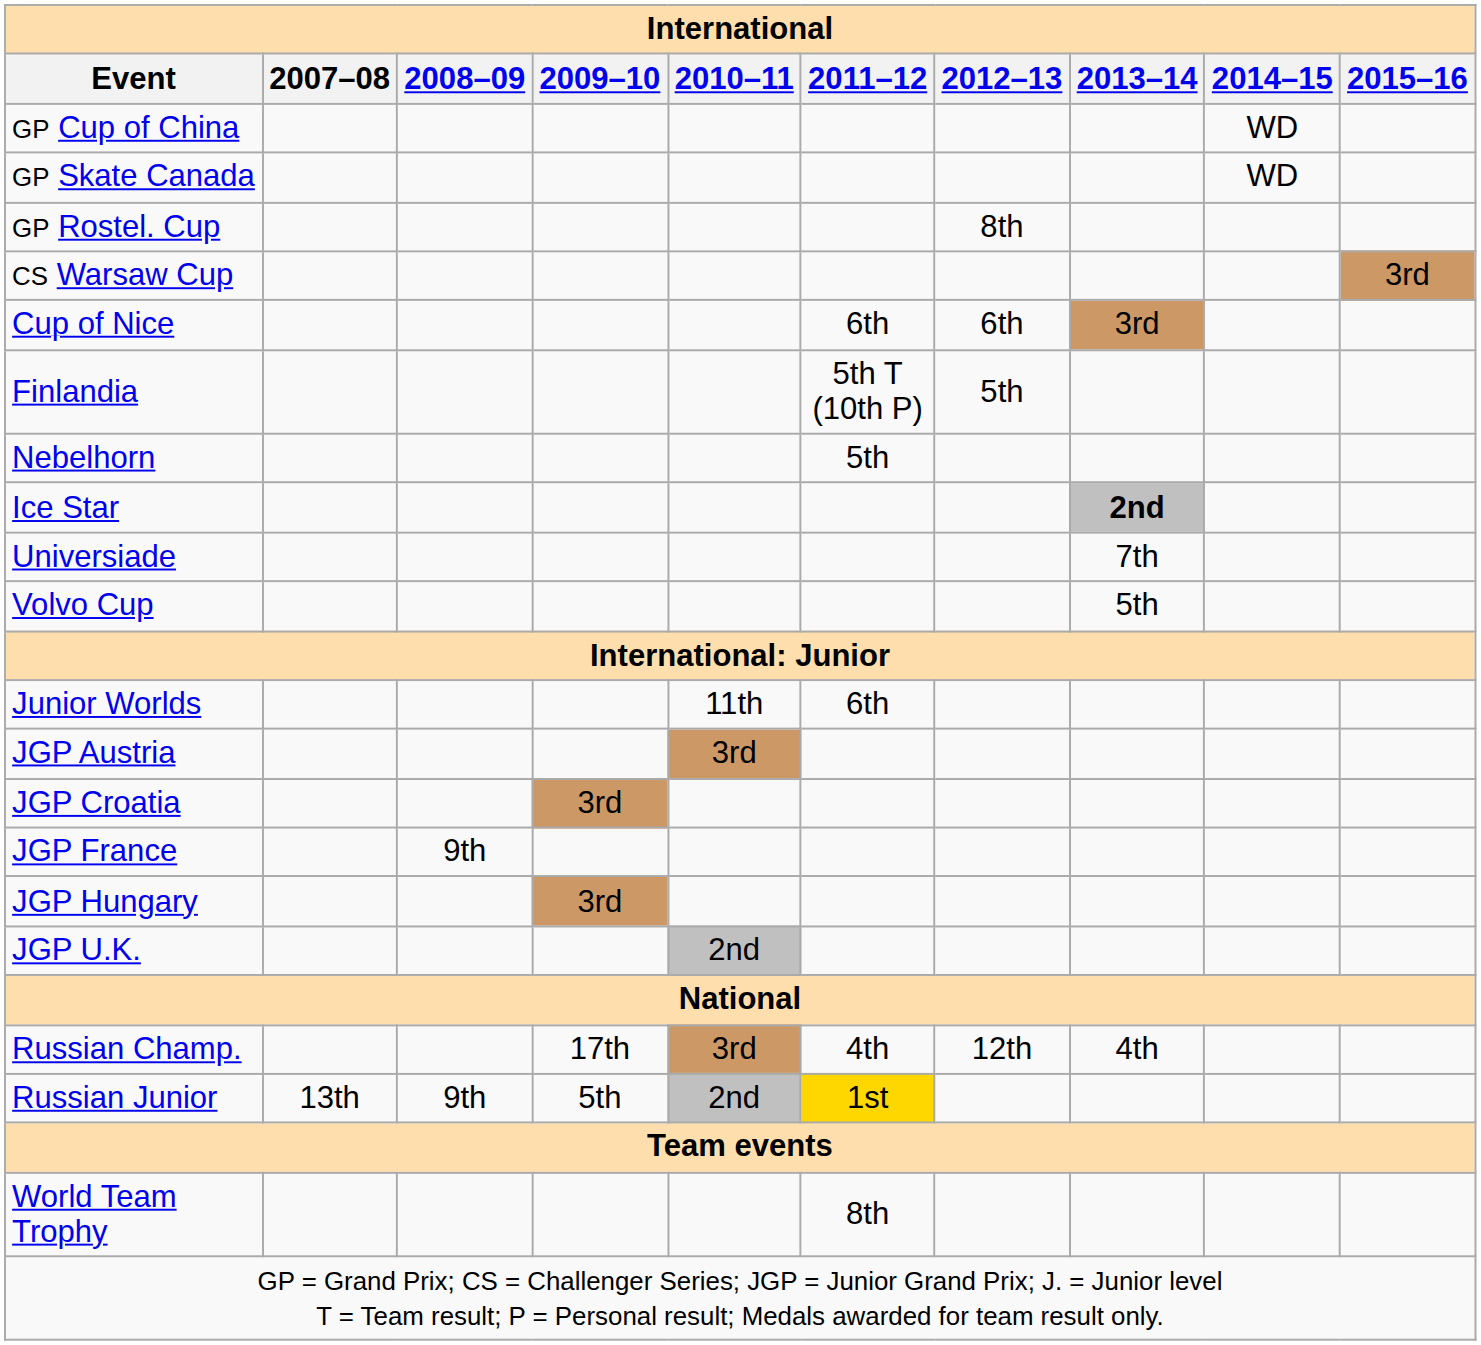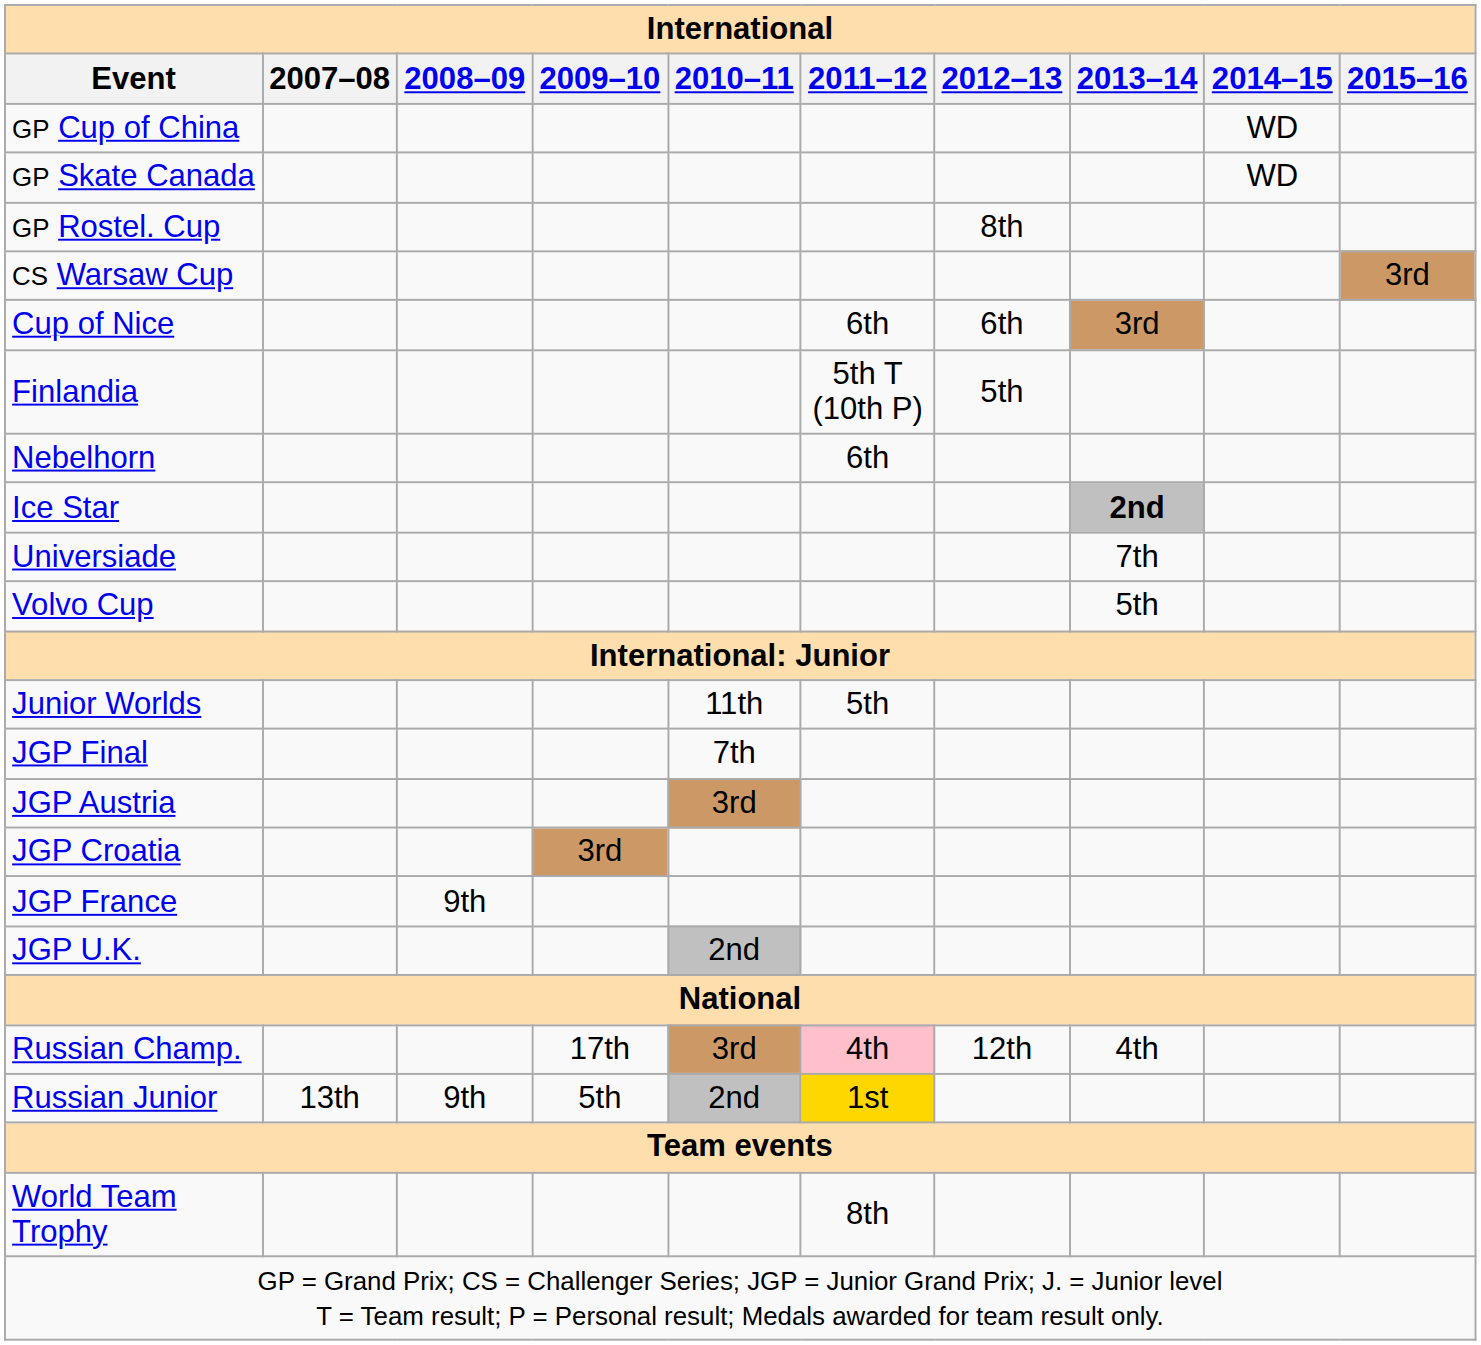(868, 457) 5th -> (868, 457) 6th
(868, 703) 6th -> (868, 703) 5th
+ row: (80, 753)
- row: (105, 900)
(868, 1048) no background -> (868, 1048) pink background
